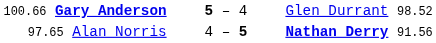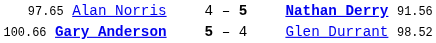rows swapped: (97, 32) <-> (85, 11)
